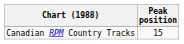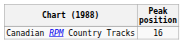(158, 33) 15 -> (158, 33) 16
